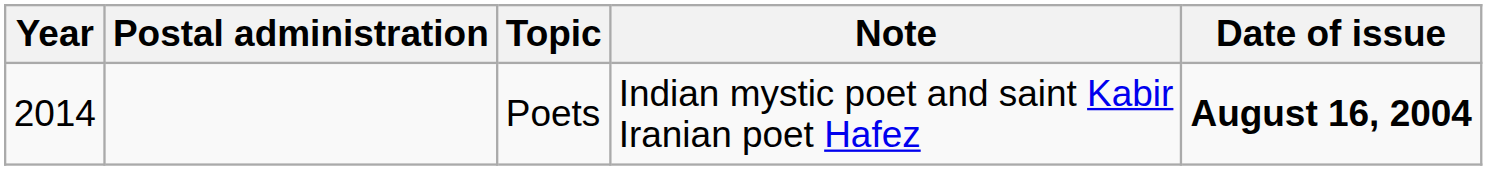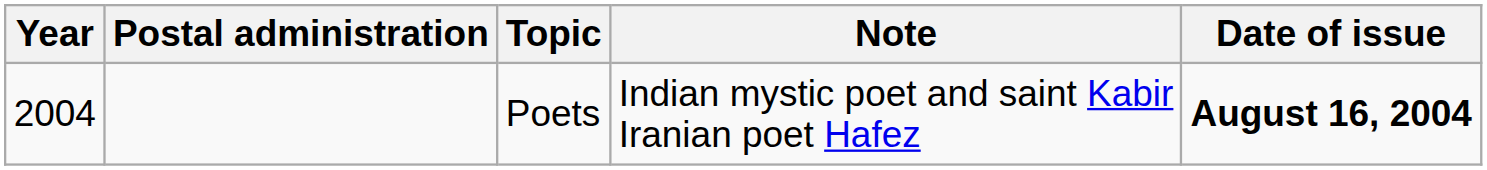(55, 113) 2014 -> (55, 113) 2004
